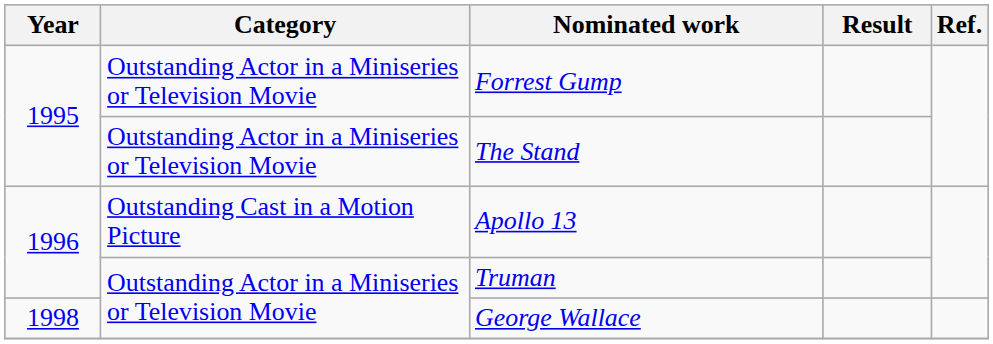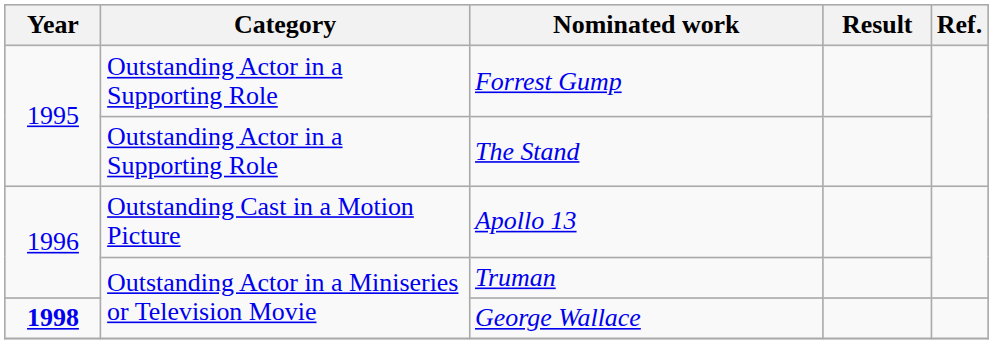(283, 80) Outstanding Actor in a Miniseries or Television Movie -> (225, 80) Outstanding Actor in a Supporting Role
(283, 151) Outstanding Actor in a Miniseries or Television Movie -> (225, 151) Outstanding Actor in a Supporting Role
(53, 318) normal -> (53, 318) bold
